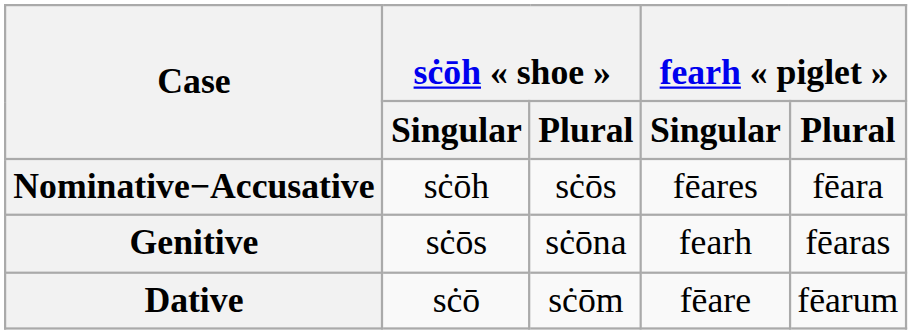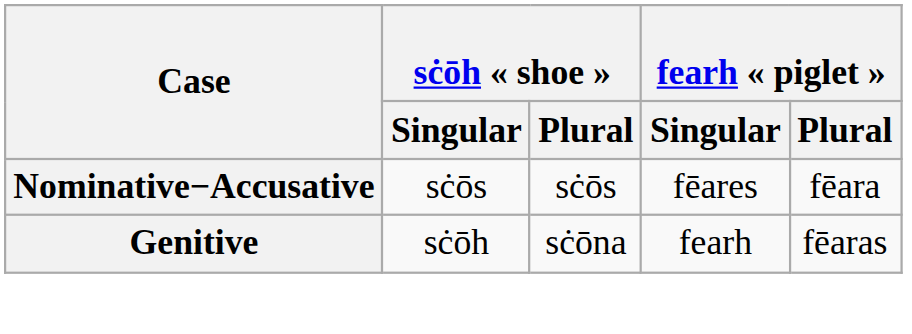(456, 186) sċōh -> (456, 186) sċōs
(456, 242) sċōs -> (456, 242) sċōh
- row: (194, 299)
